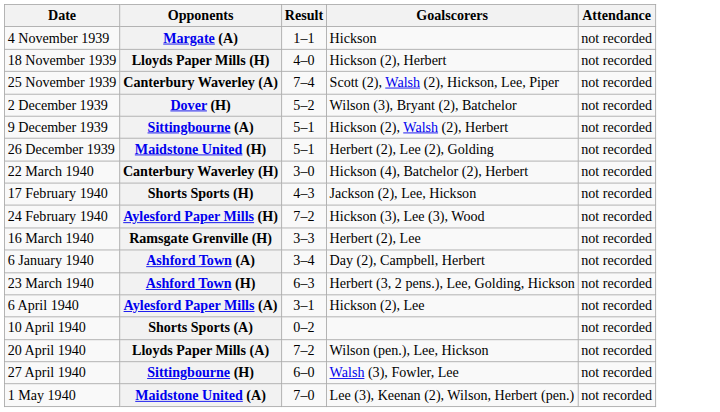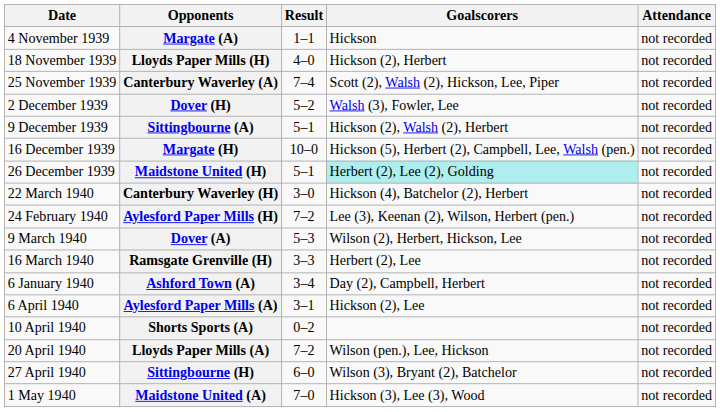(423, 104) Wilson (3), Bryant (2), Batchelor -> (394, 104) Walsh (3), Fowler, Lee
+ row: (201, 149)
(412, 149) no background -> (412, 171) paleturquoise background
- row: (201, 194)
(407, 216) Hickson (3), Lee (3), Wood -> (452, 216) Lee (3), Keenan (2), Wilson, Herbert (pen.)
+ row: (201, 238)
- row: (201, 283)
(394, 372) Walsh (3), Fowler, Lee -> (423, 372) Wilson (3), Bryant (2), Batchelor
(452, 395) Lee (3), Keenan (2), Wilson, Herbert (pen.) -> (407, 395) Hickson (3), Lee (3), Wood
